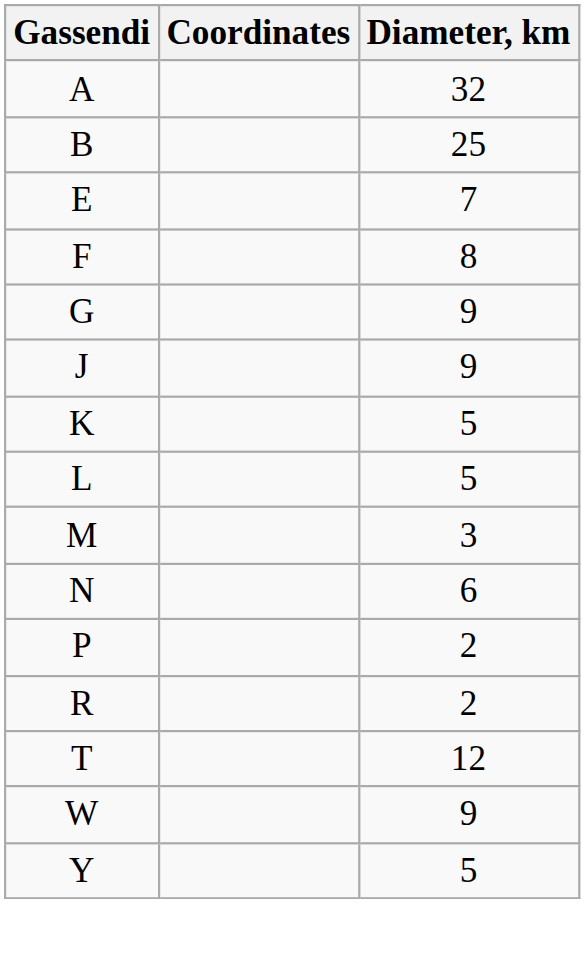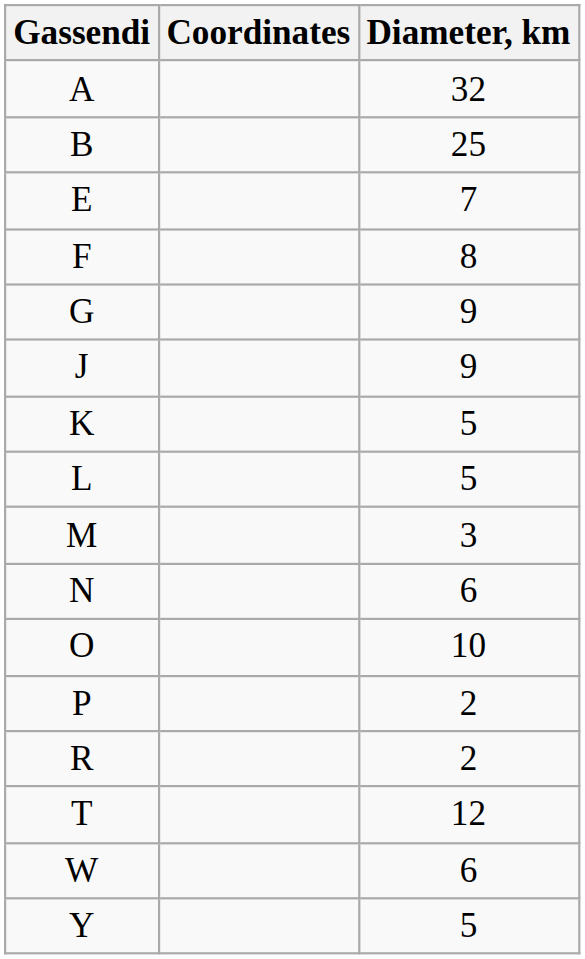+ row: (82, 646)
(468, 813) 9 -> (468, 869) 6
